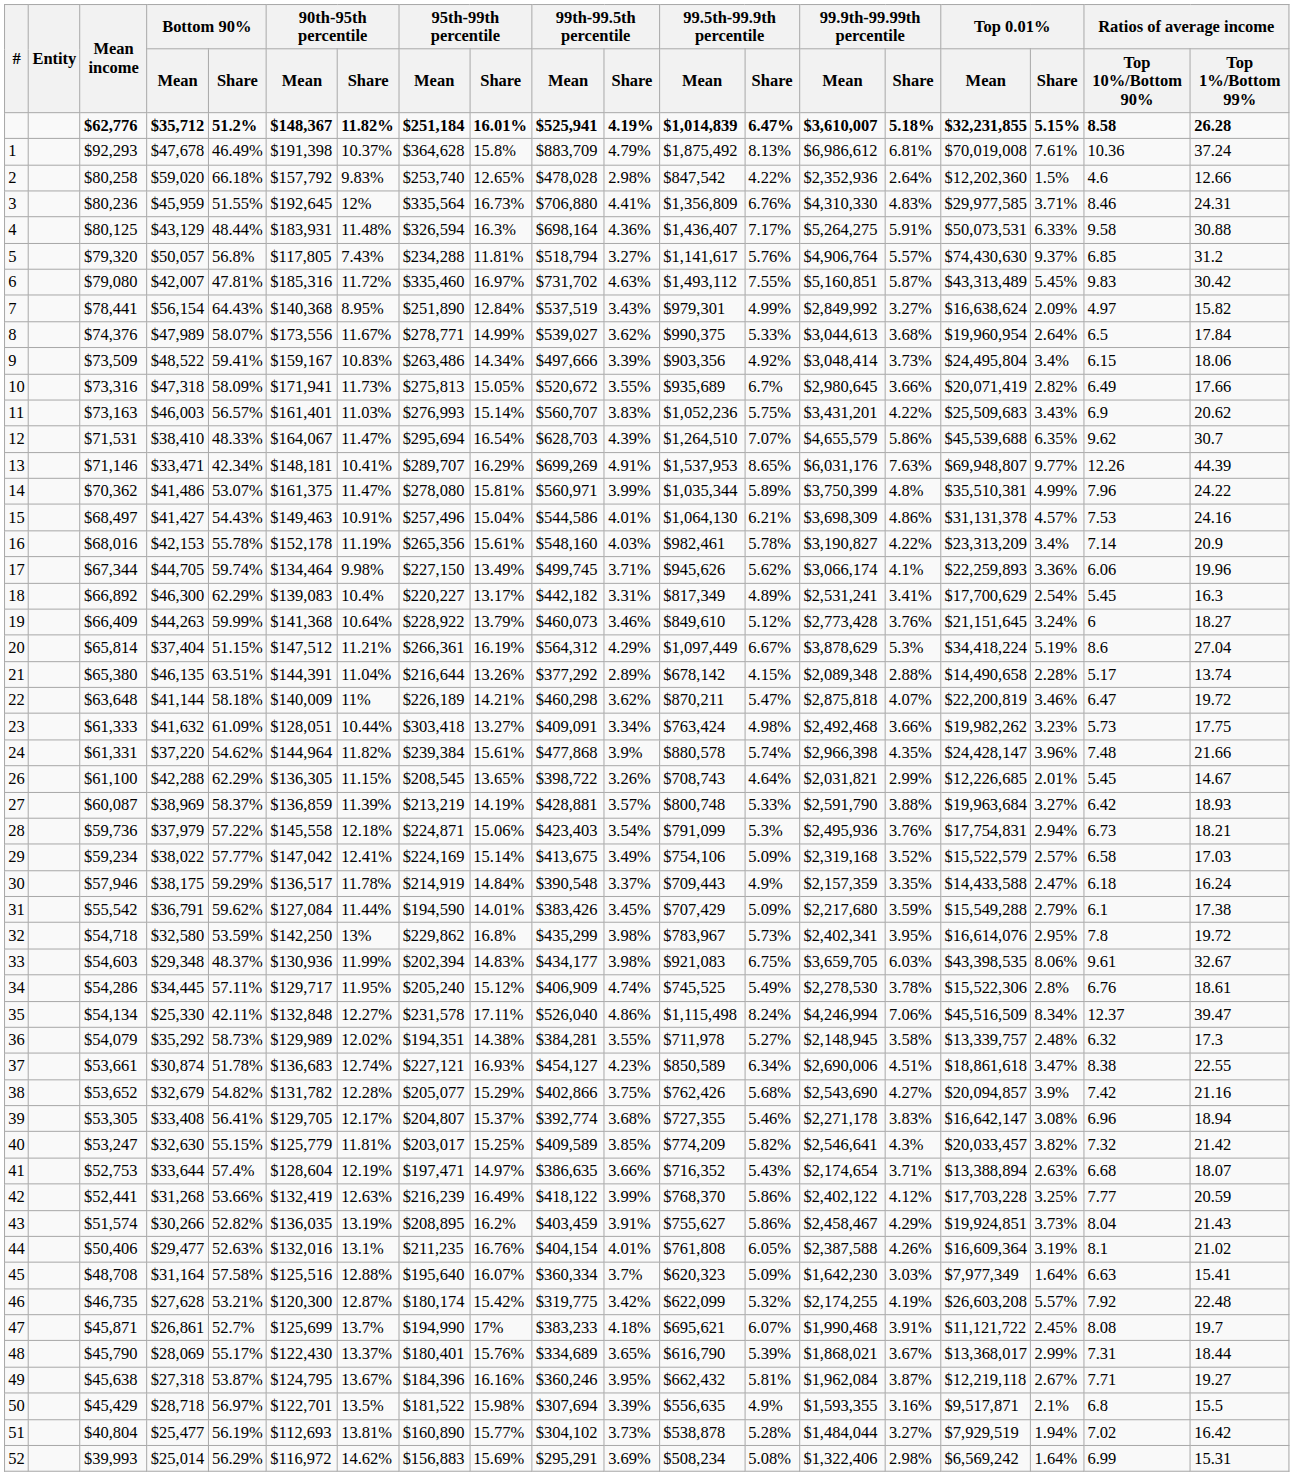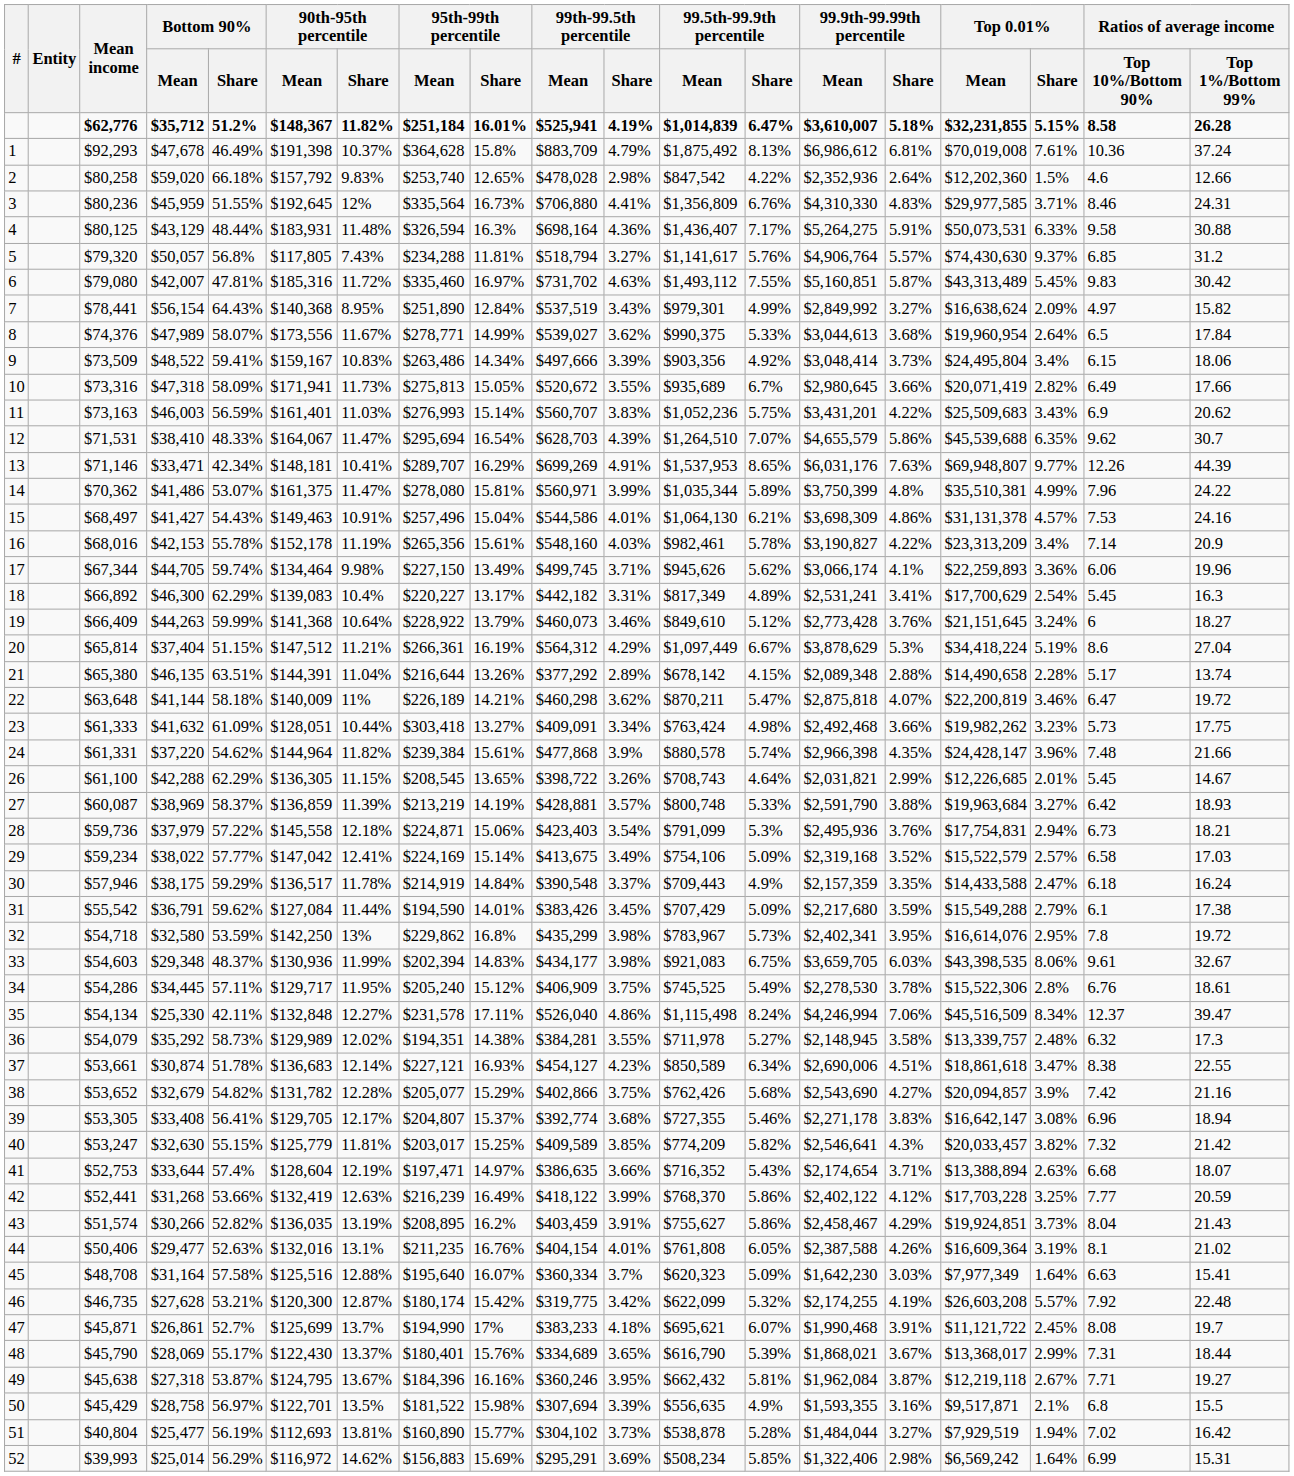(237, 412) 56.57% -> (237, 412) 56.59%
(629, 987) 4.74% -> (629, 987) 3.75%
(367, 1066) 12.74% -> (367, 1066) 12.14%
(178, 1406) $28,718 -> (178, 1406) $28,758
(770, 1458) 5.08% -> (770, 1458) 5.85%
